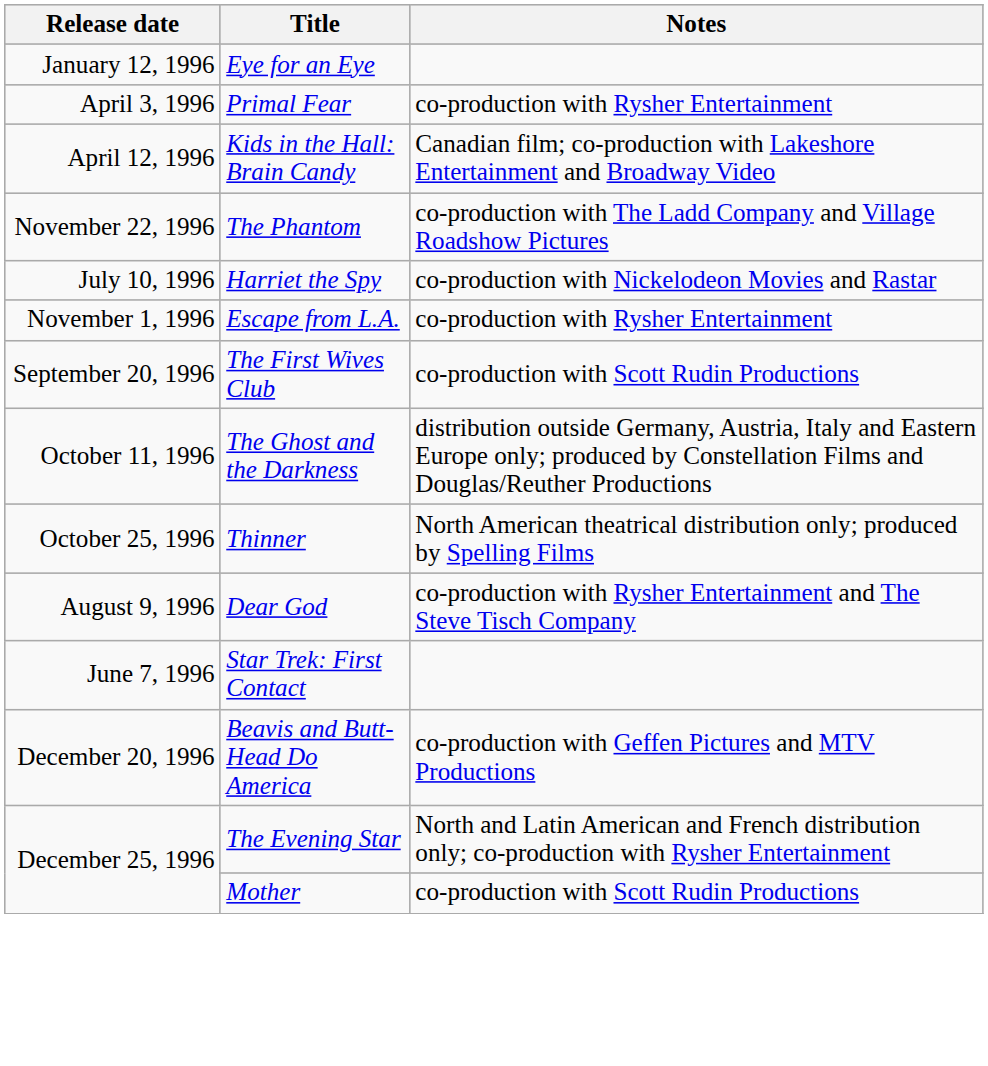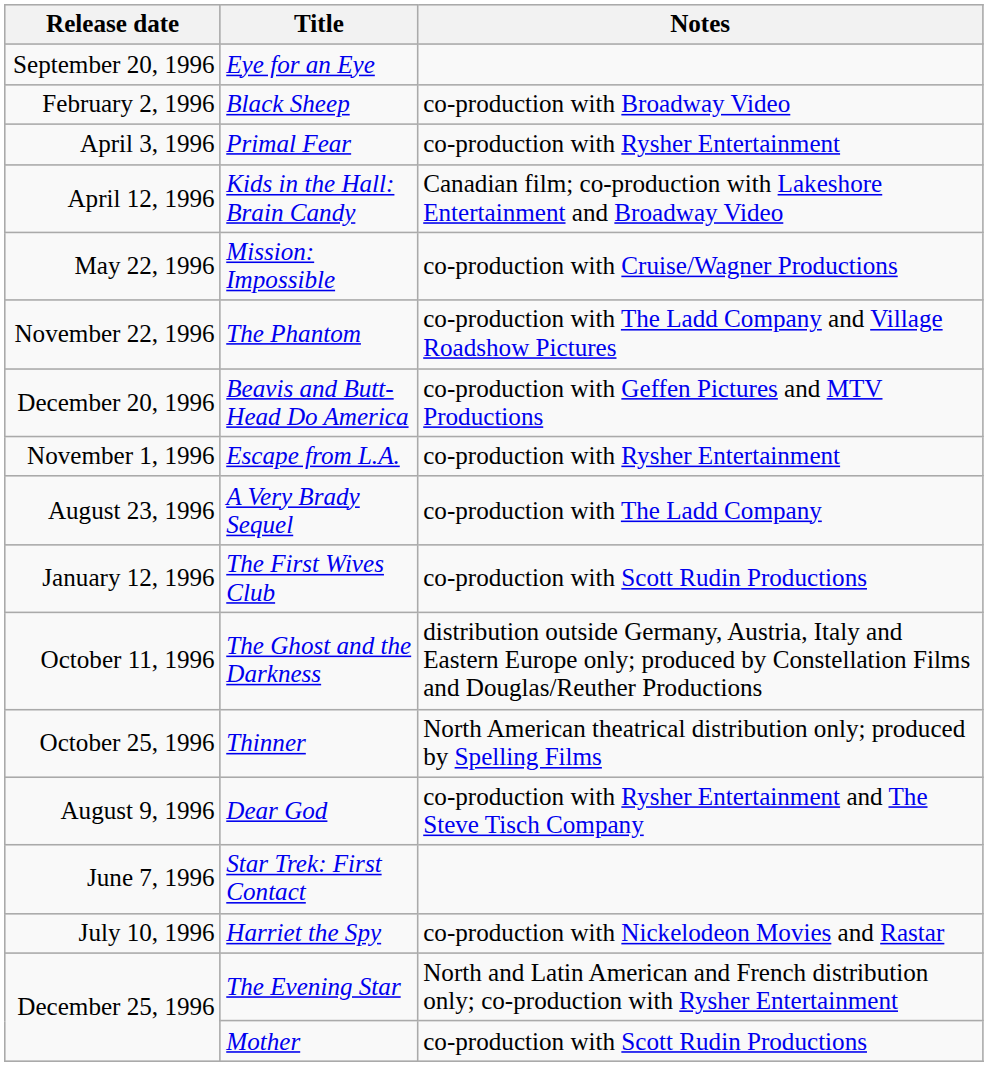(129, 64) January 12, 1996 -> (114, 64) September 20, 1996
+ row: (288, 104)
+ row: (281, 266)
rows swapped: (304, 280) <-> (310, 756)
+ row: (293, 510)
(114, 373) September 20, 1996 -> (129, 578) January 12, 1996
